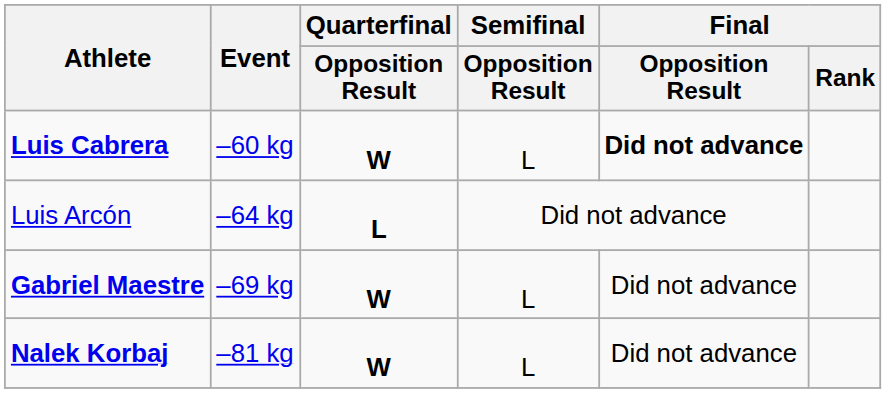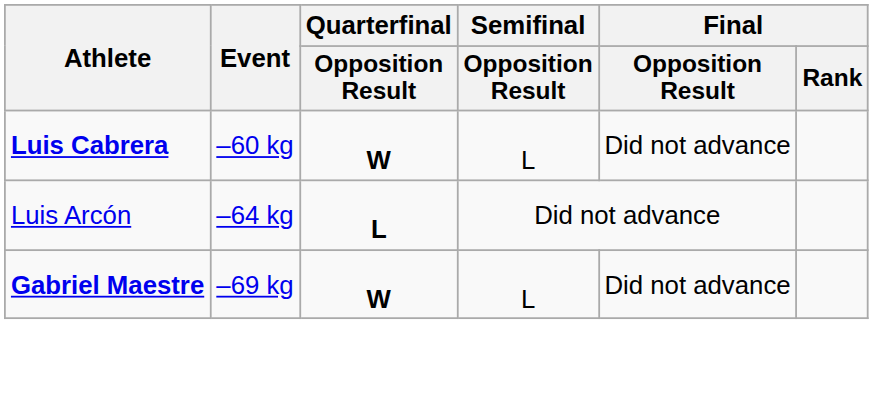(704, 146) bold -> (698, 146) normal
- row: (90, 354)
